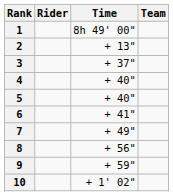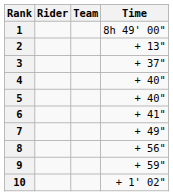columns swapped: (153, 13) <-> (104, 13)
